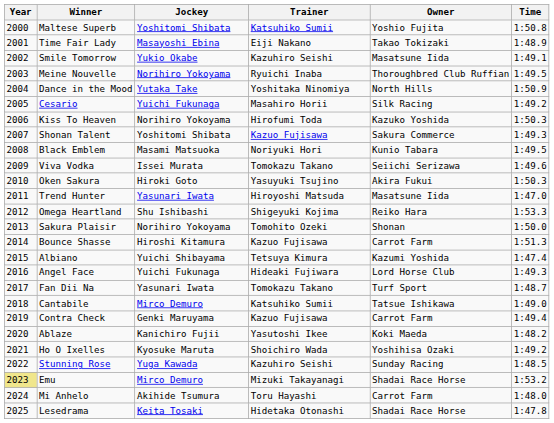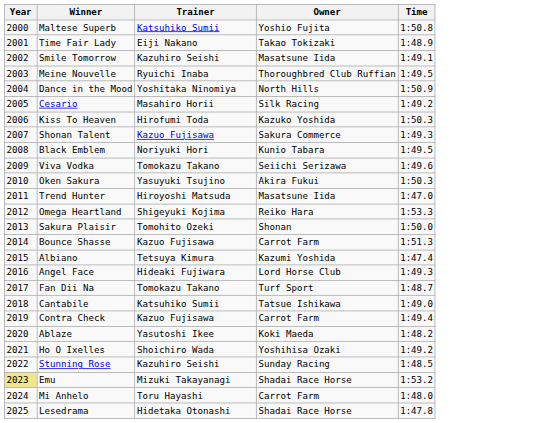- column: (192, 12)
